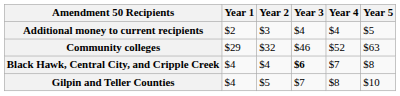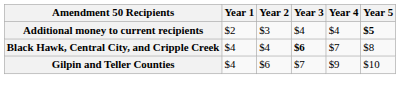(369, 30) normal -> (369, 30) bold
- row: (113, 47)
(265, 82) $5 -> (265, 64) $6
(334, 82) $8 -> (334, 64) $9
